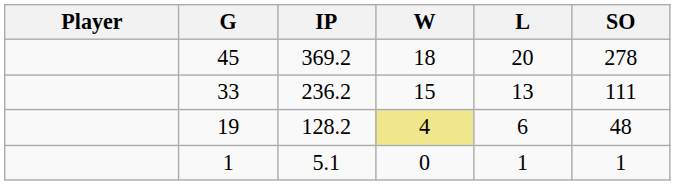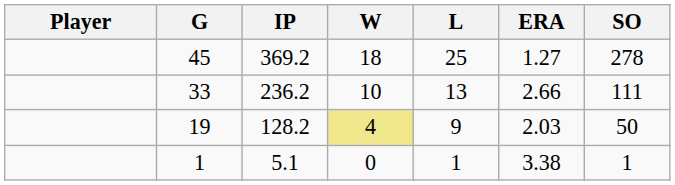+ column: (541, 22)
(523, 57) 20 -> (456, 57) 25
(424, 92) 15 -> (370, 92) 10
(523, 127) 6 -> (456, 127) 9
(621, 127) 48 -> (627, 127) 50
